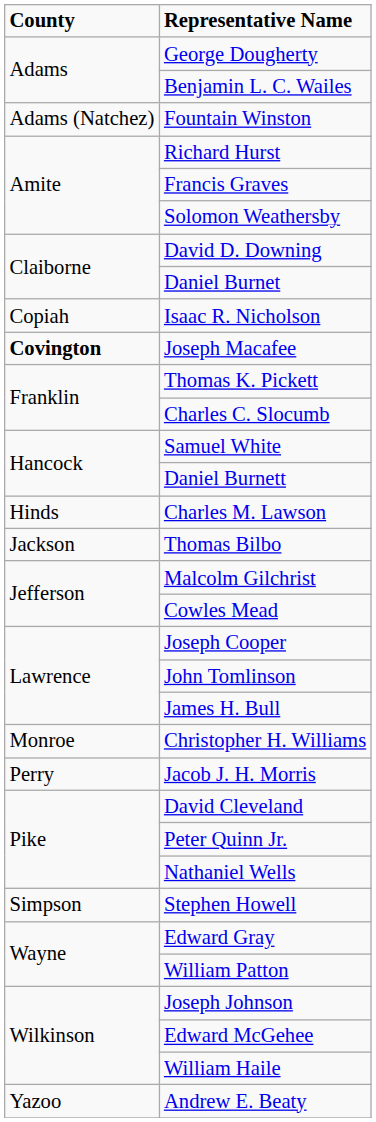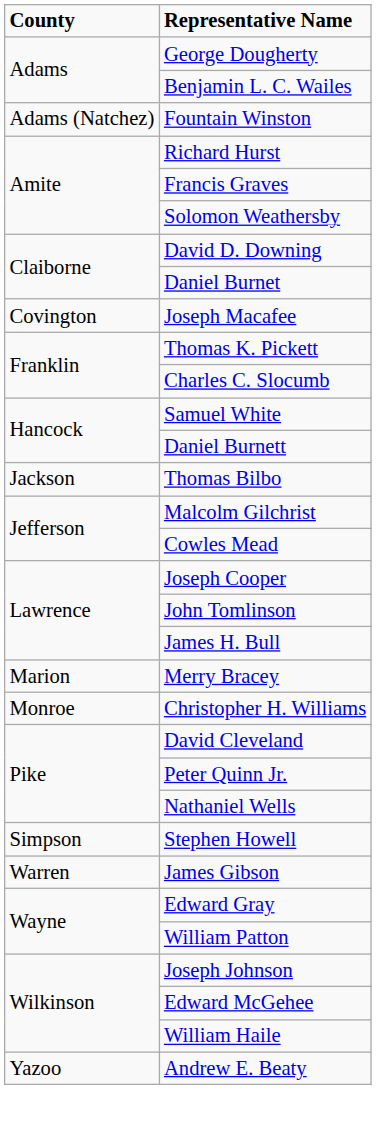- row: (242, 315)
(55, 348) bold -> (53, 315) normal
- row: (245, 511)
+ row: (221, 675)
- row: (240, 773)
+ row: (222, 871)
